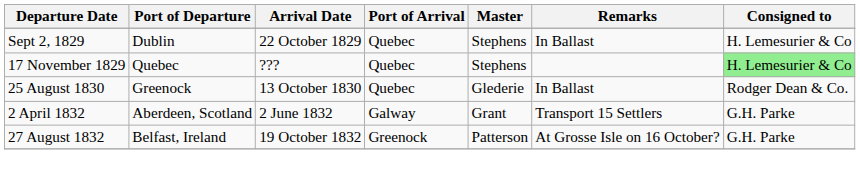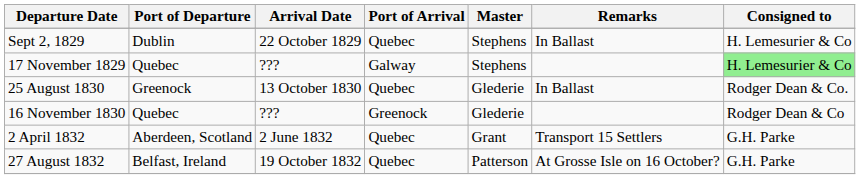(392, 64) Quebec -> (392, 64) Galway
+ row: (67, 112)
(392, 112) Galway -> (392, 137) Quebec
(398, 137) Greenock -> (392, 161) Quebec
